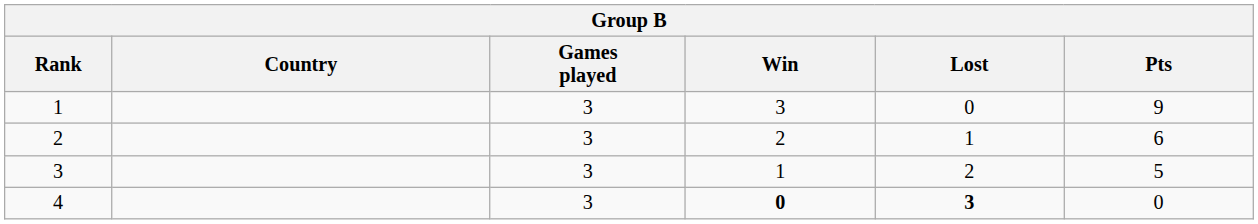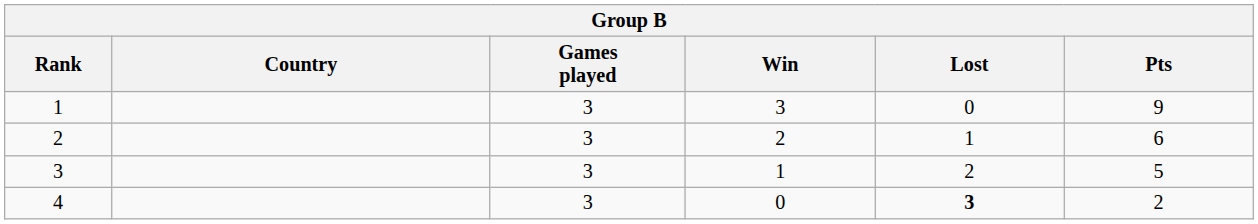(780, 203) bold -> (780, 203) normal
(1159, 203) 0 -> (1159, 203) 2
